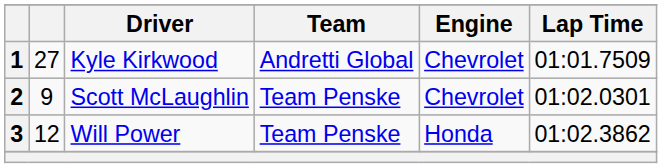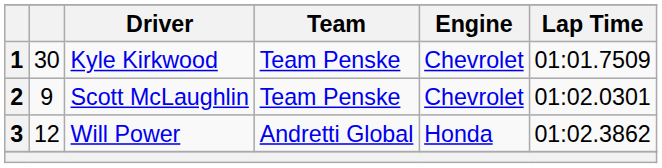(47, 60) 27 -> (47, 60) 30
(337, 60) Andretti Global -> (330, 60) Team Penske
(330, 134) Team Penske -> (337, 134) Andretti Global
